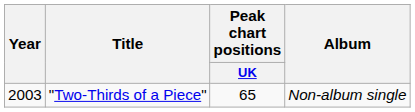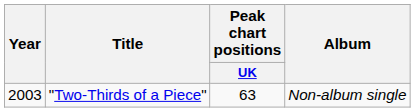(247, 95) 65 -> (247, 95) 63
